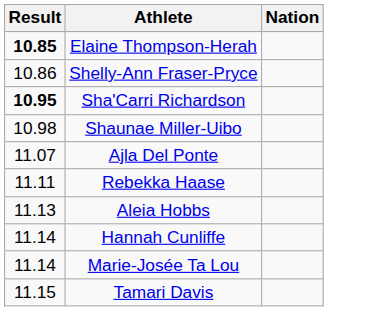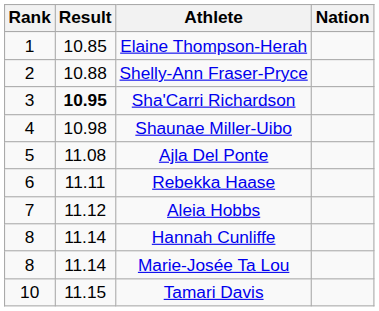+ column: (30, 18)
(35, 45) bold -> (85, 45) normal
(35, 73) 10.86 -> (85, 73) 10.88
(35, 155) 11.07 -> (85, 155) 11.08
(35, 210) 11.13 -> (85, 210) 11.12
